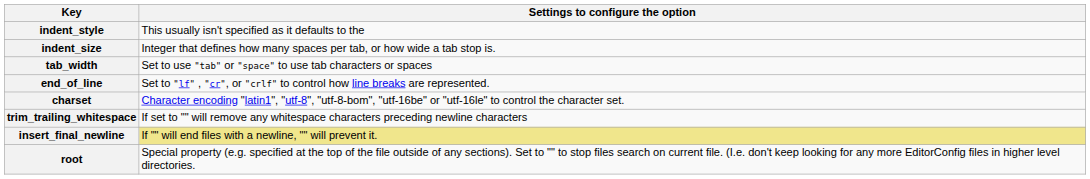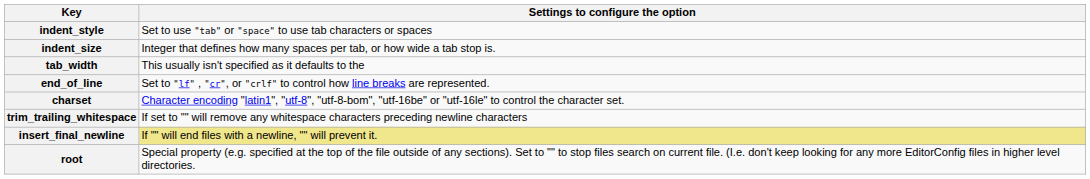(253, 30) This usually isn't specified as it defaults to the -> (287, 30) Set to use "tab" or "space" to use tab characters or spaces
(287, 65) Set to use "tab" or "space" to use tab characters or spaces -> (253, 65) This usually isn't specified as it defaults to the
